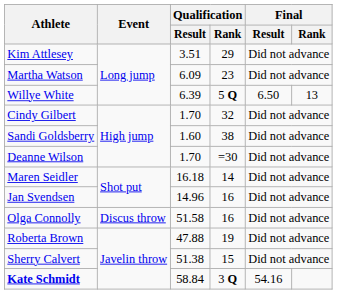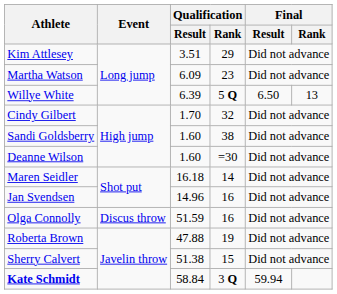(190, 156) 1.70 -> (190, 156) 1.60
(190, 218) 51.58 -> (190, 218) 51.59
(268, 279) 54.16 -> (268, 279) 59.94
